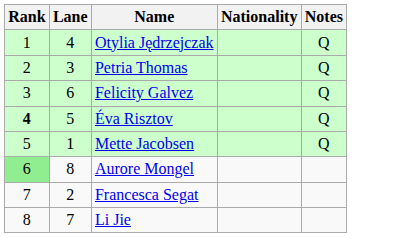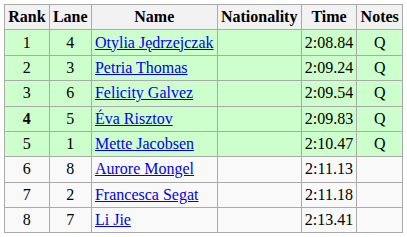+ column: (329, 17)
(27, 169) lightgreen background -> (27, 169) no background
